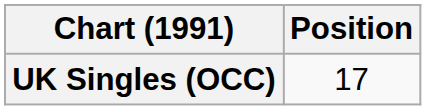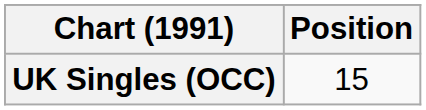(352, 78) 17 -> (352, 78) 15
